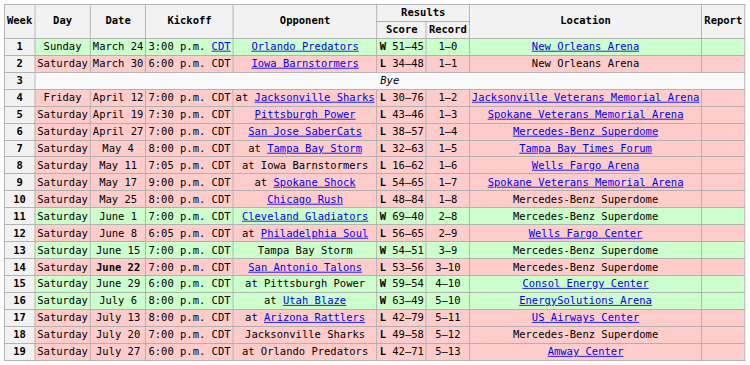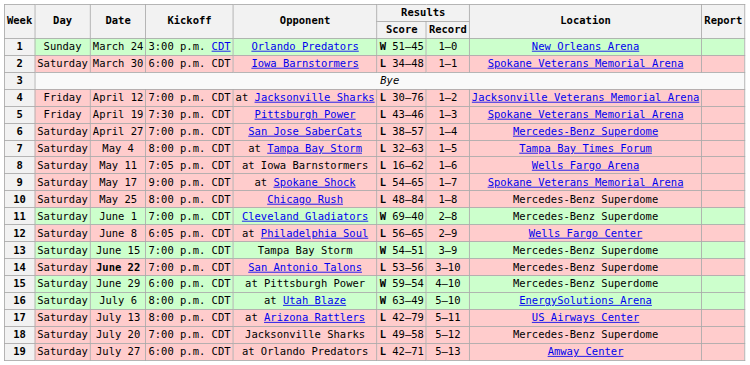(586, 64) New Orleans Arena -> (586, 64) Spokane Veterans Memorial Arena
(63, 115) Saturday -> (63, 115) Friday
(586, 284) Consol Energy Center -> (586, 284) Mercedes-Benz Superdome
